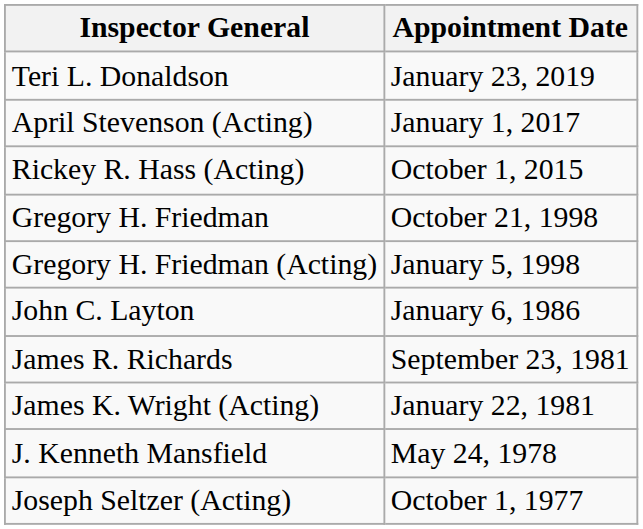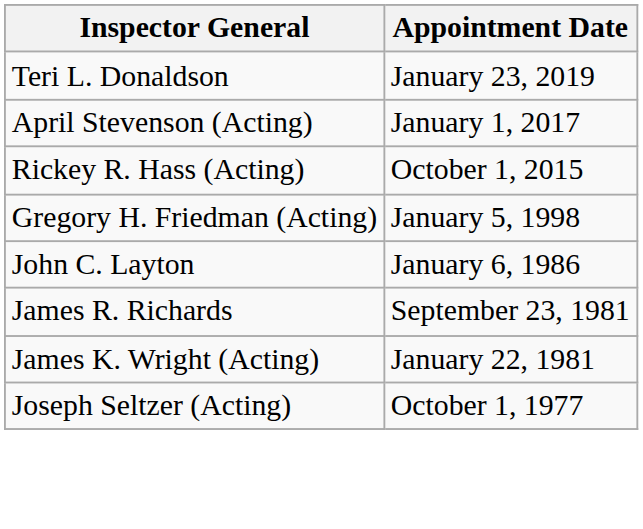- row: (140, 216)
- row: (139, 452)
